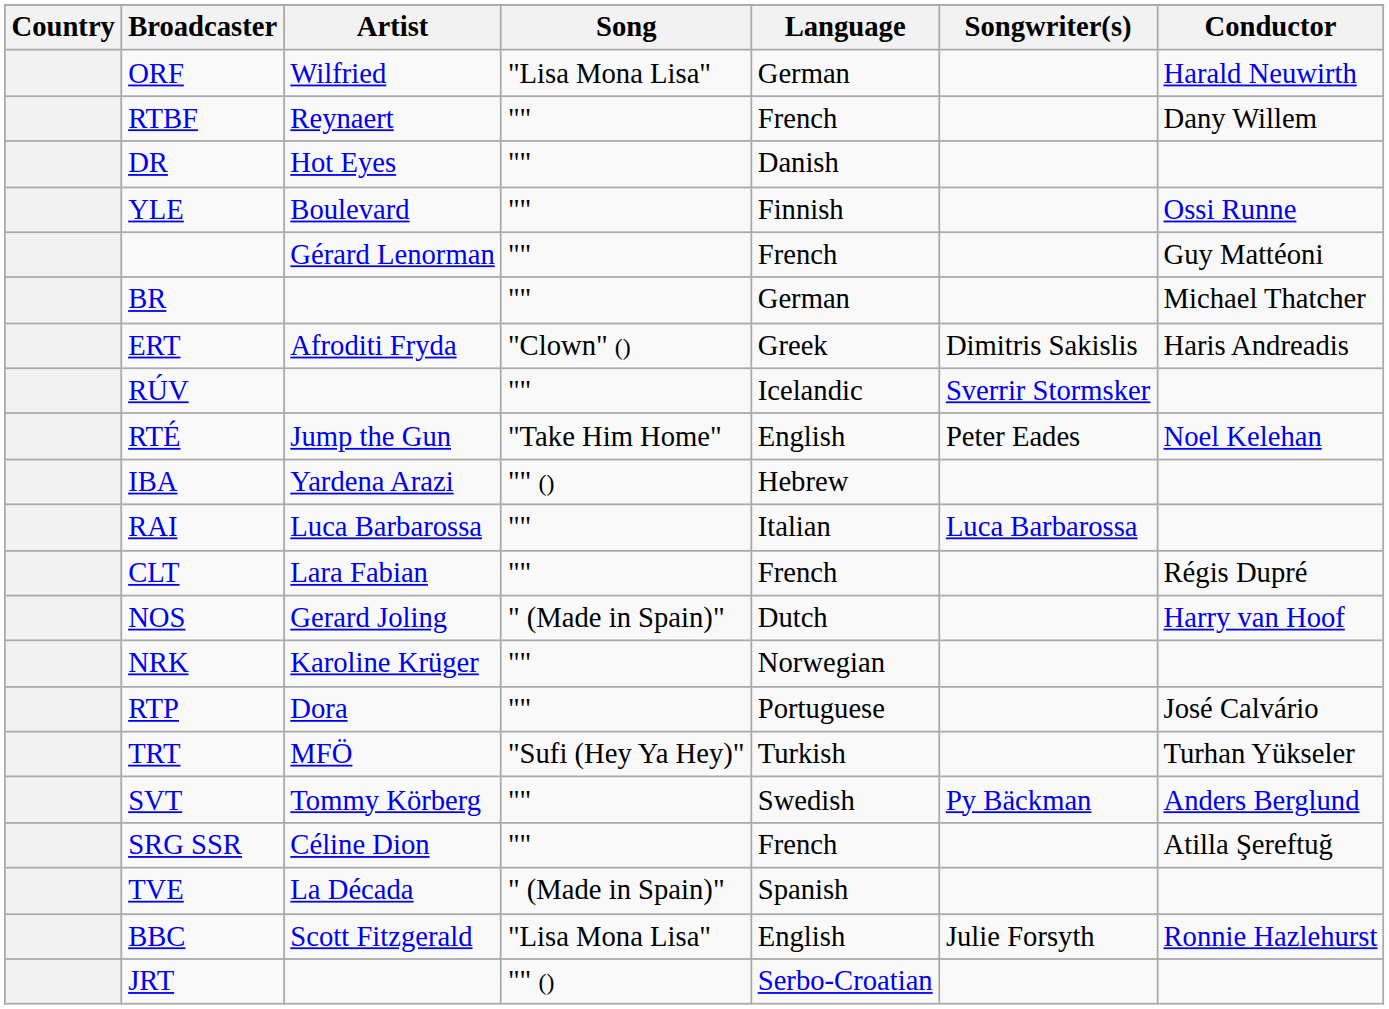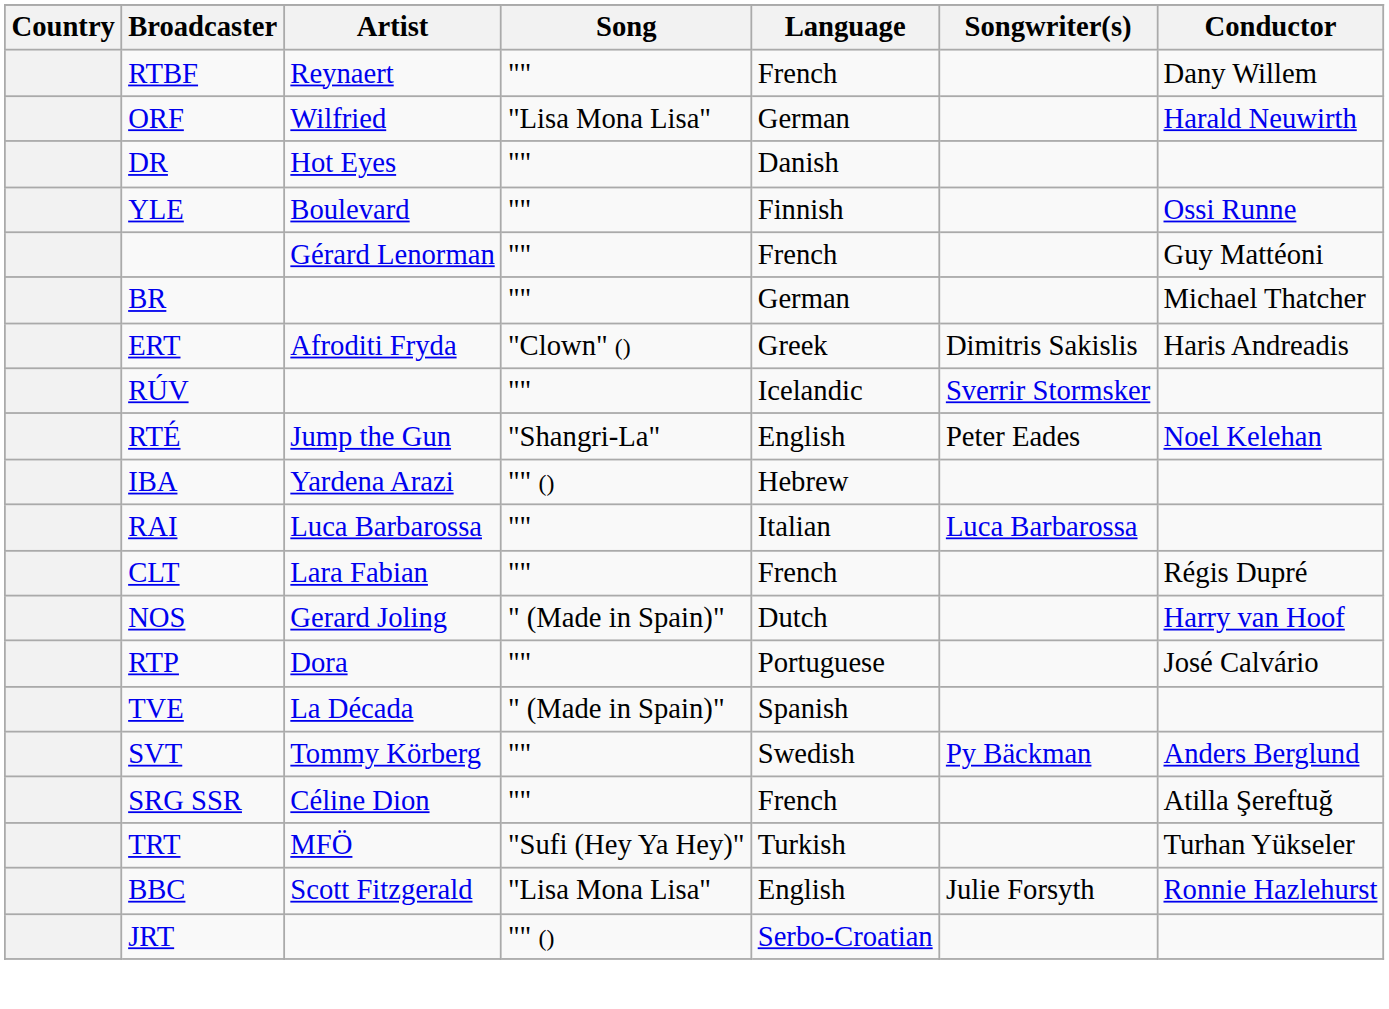rows swapped: (156, 72) <-> (163, 118)
(615, 436) "Take Him Home" -> (584, 436) "Shangri-La"
- row: (158, 663)
rows swapped: (156, 890) <-> (154, 753)
